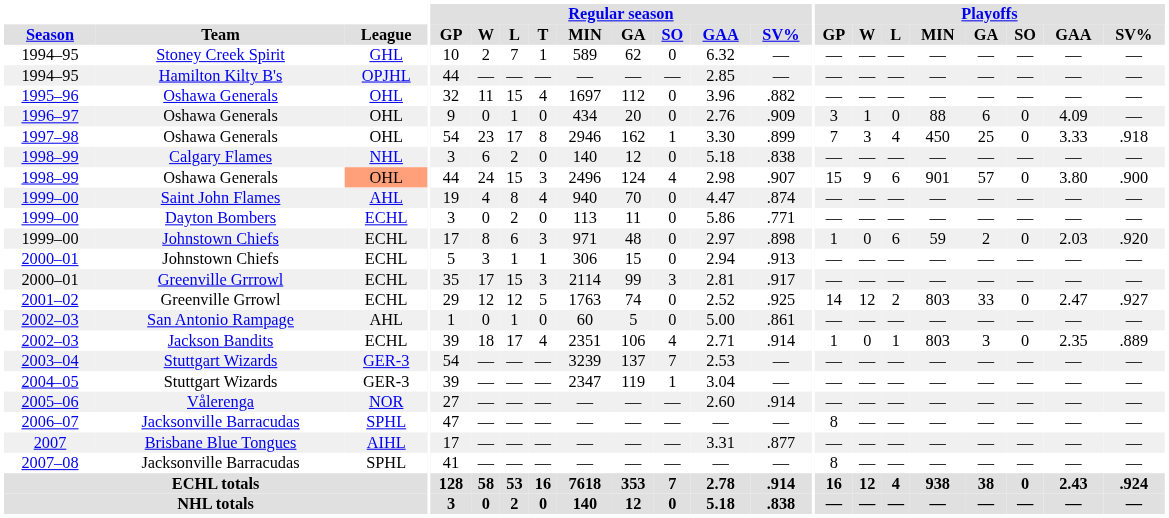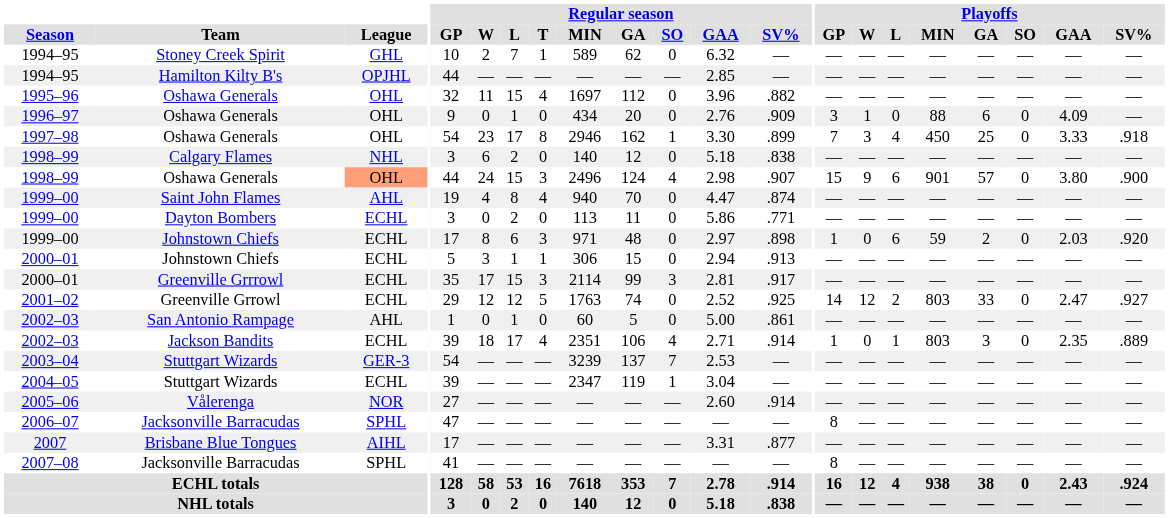(386, 381) GER-3 -> (386, 381) ECHL
